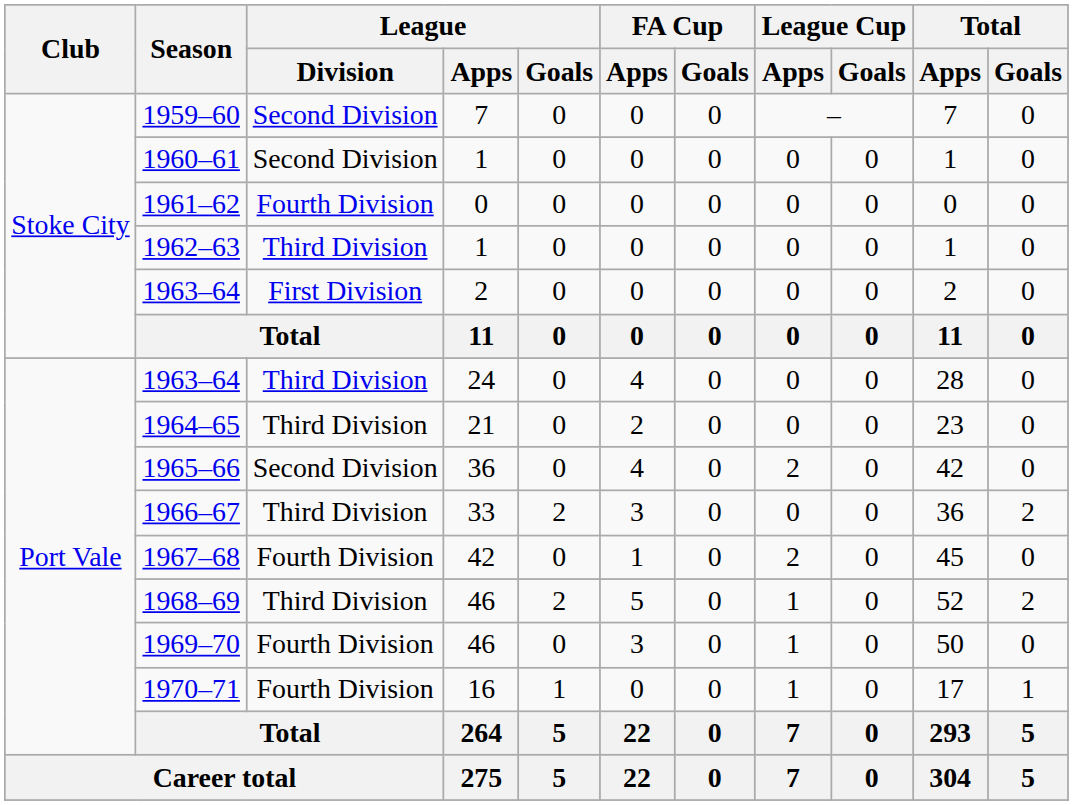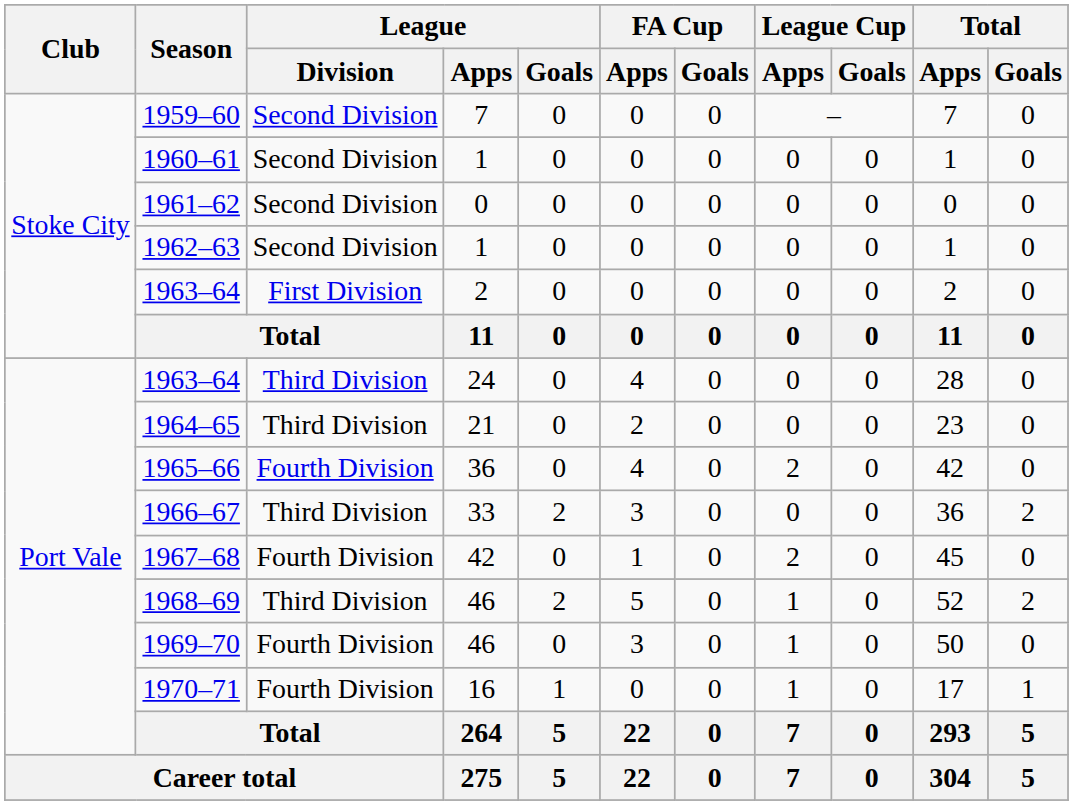(345, 203) Fourth Division -> (345, 203) Second Division
(345, 247) Third Division -> (345, 247) Second Division
(345, 468) Second Division -> (345, 468) Fourth Division
